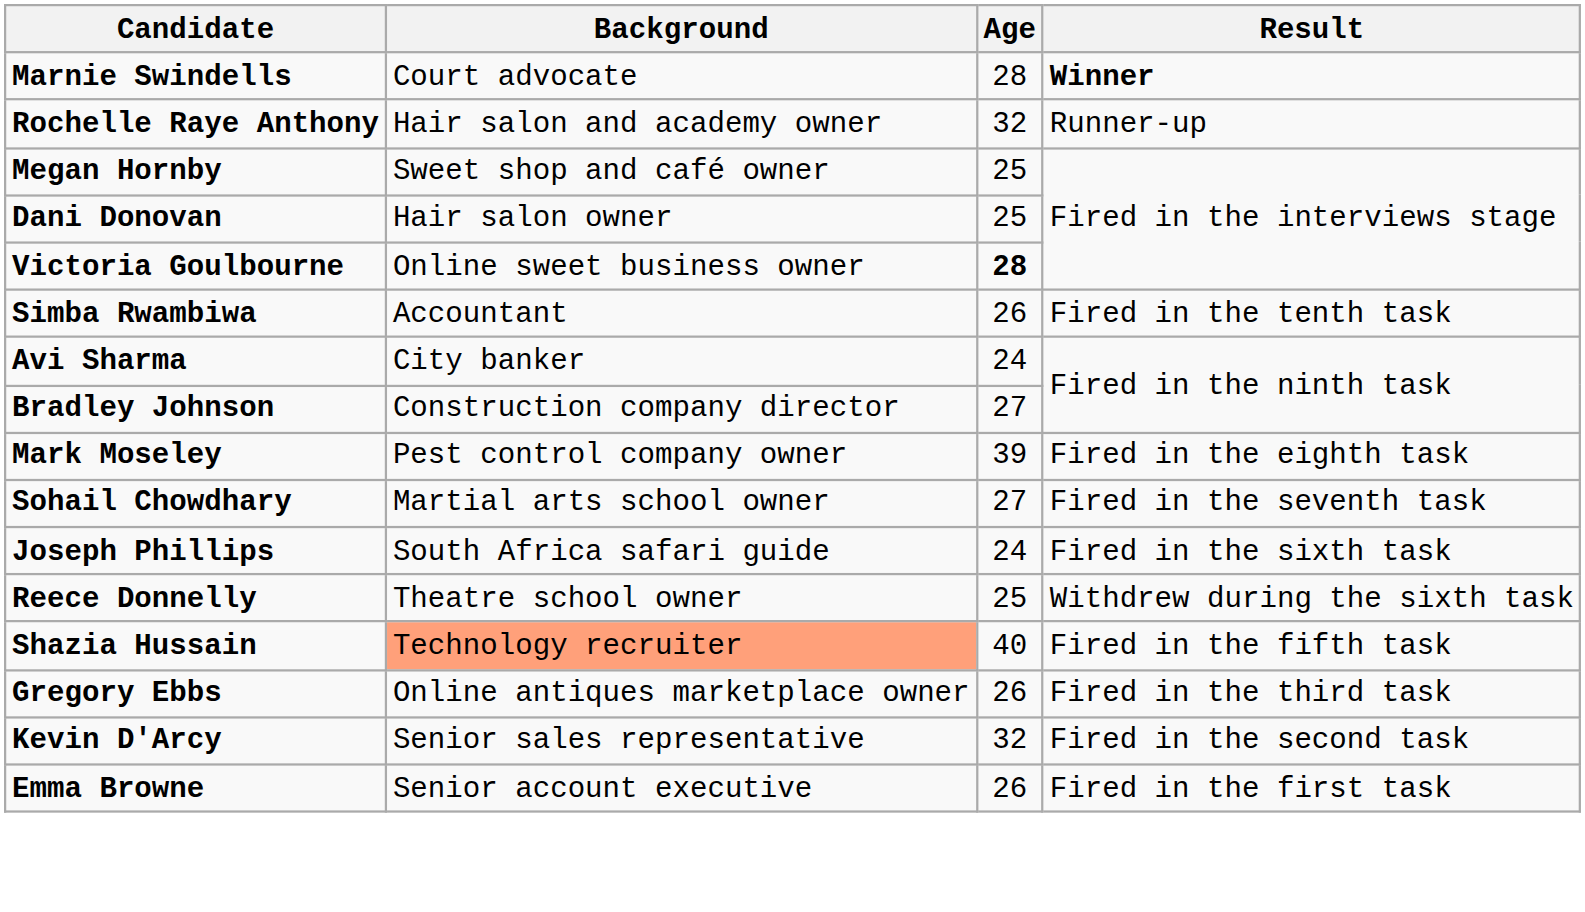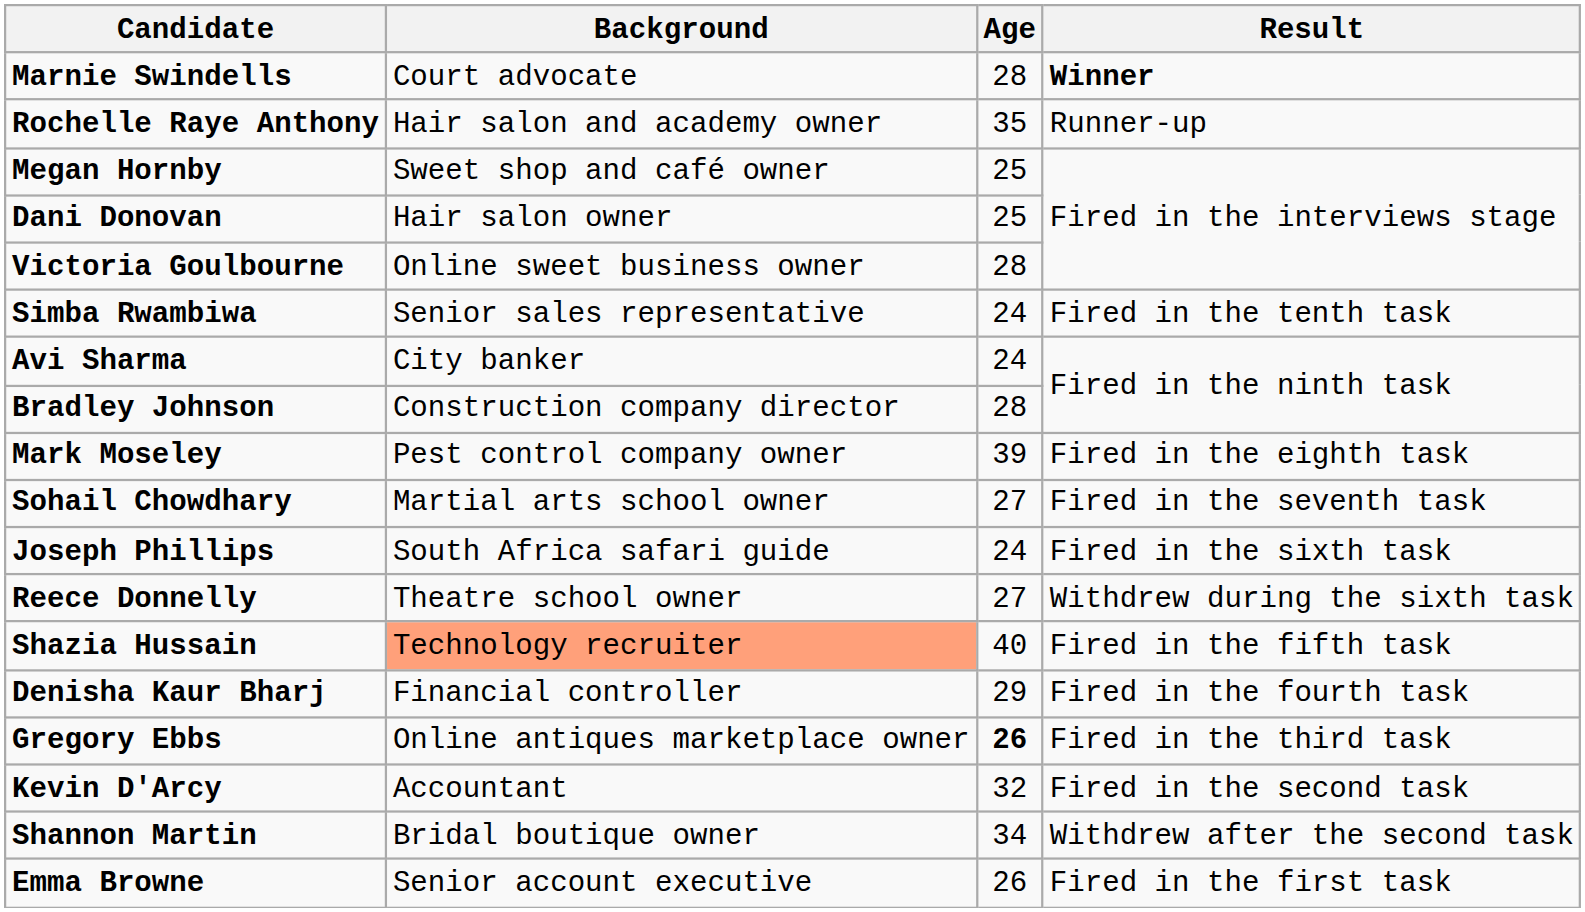(1010, 124) 32 -> (1010, 124) 35
(1010, 266) bold -> (1010, 266) normal
(480, 314) Accountant -> (629, 314) Senior sales representative
(1010, 314) 26 -> (1010, 314) 24
(1010, 409) 27 -> (1010, 409) 28
(1010, 598) 25 -> (1010, 598) 27
+ row: (169, 693)
(1010, 693) normal -> (1010, 741) bold
(629, 741) Senior sales representative -> (480, 788) Accountant
+ row: (134, 836)
